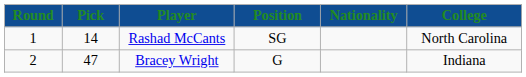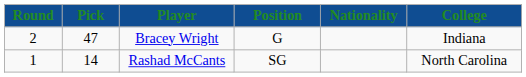rows swapped: (177, 38) <-> (177, 60)
